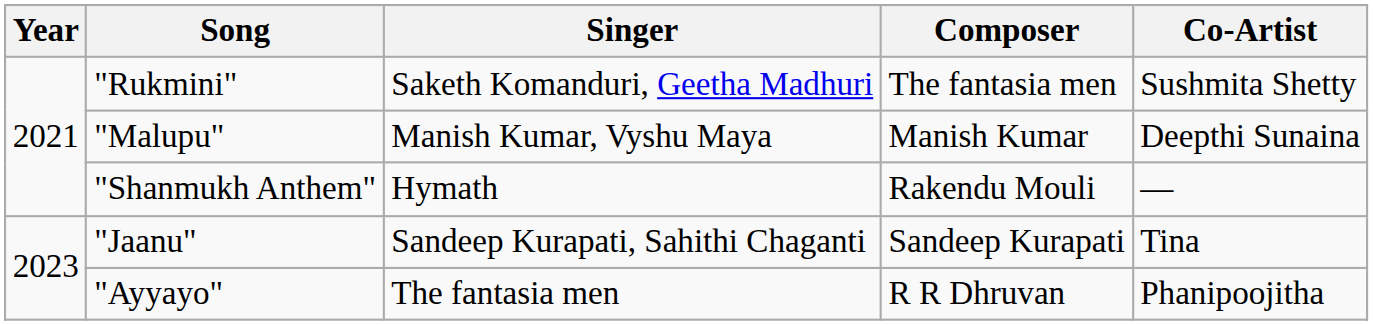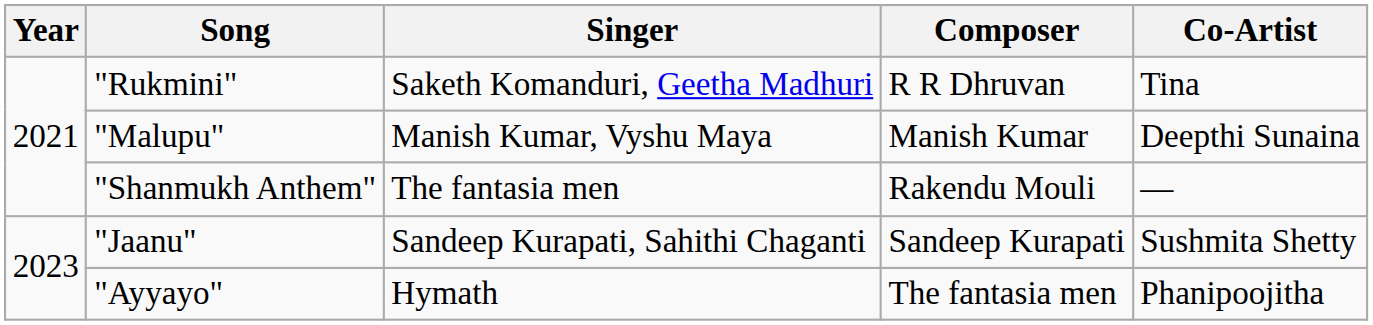(1003, 83) The fantasia men -> (977, 83) R R Dhruvan
(1248, 83) Sushmita Shetty -> (1170, 83) Tina
(445, 188) Hymath -> (505, 188) The fantasia men
(1170, 240) Tina -> (1248, 240) Sushmita Shetty
(505, 293) The fantasia men -> (445, 293) Hymath
(977, 293) R R Dhruvan -> (1003, 293) The fantasia men
